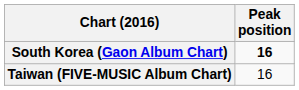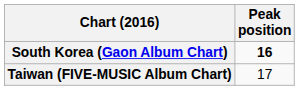(265, 74) 16 -> (265, 74) 17
